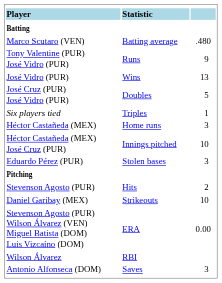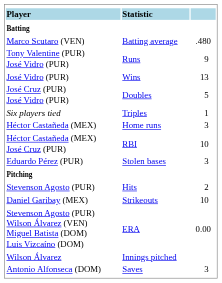(149, 143) Innings pitched -> (130, 143) RBI
(130, 257) RBI -> (149, 257) Innings pitched
